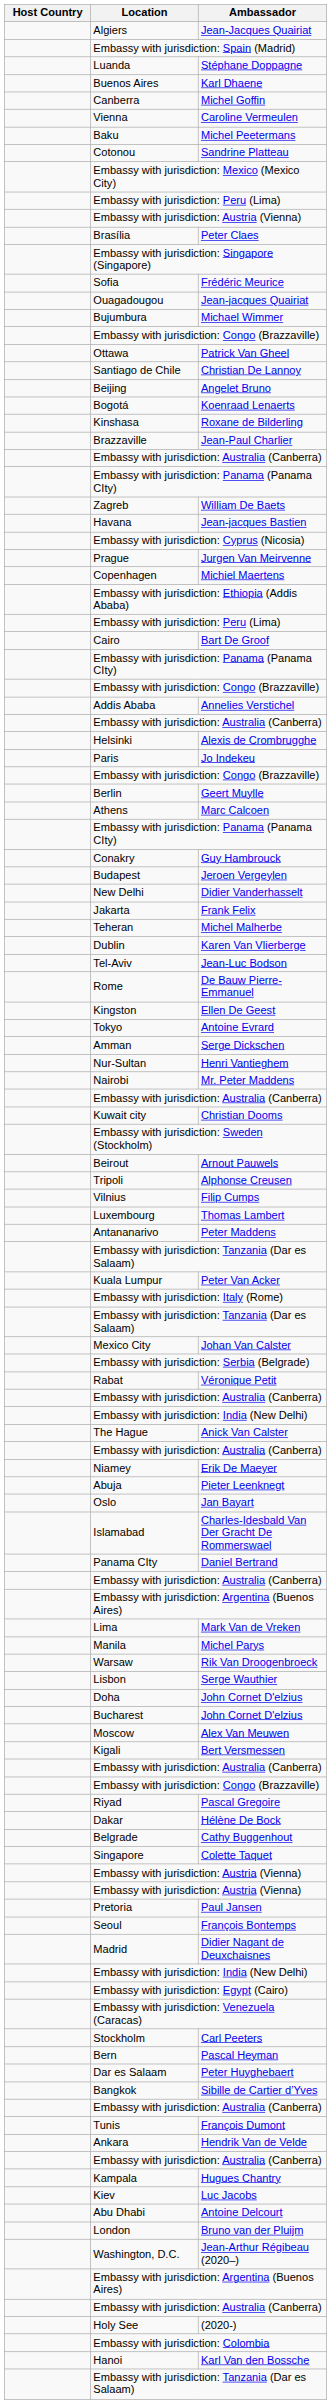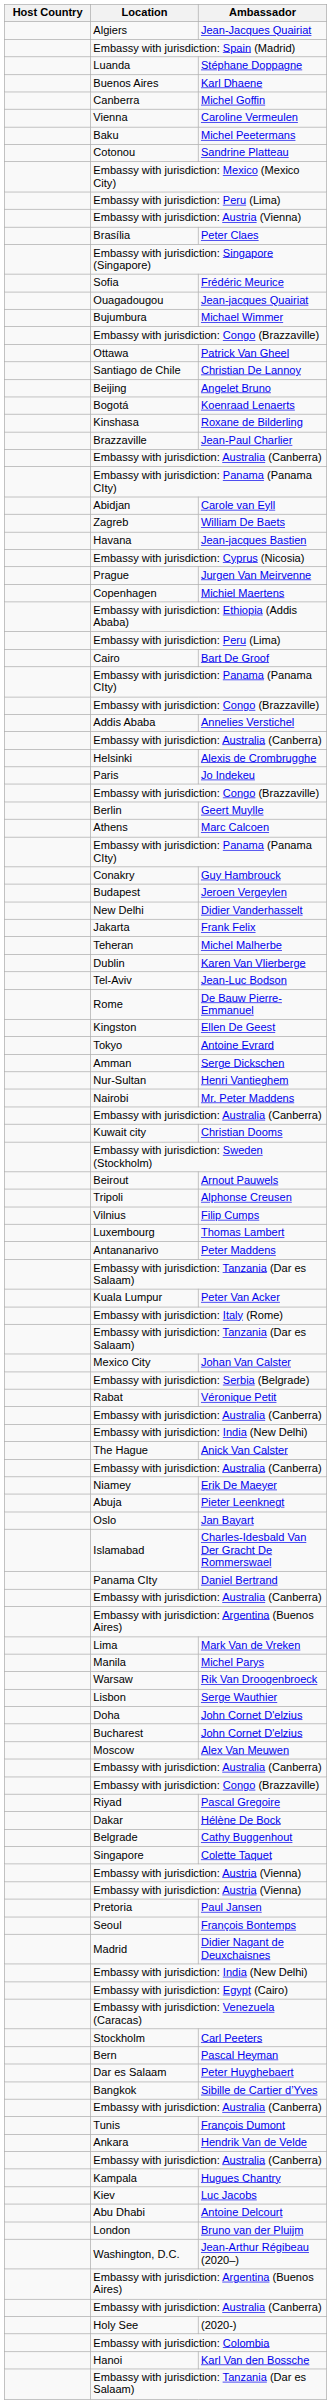+ row: (112, 505)
- row: (107, 1750)
